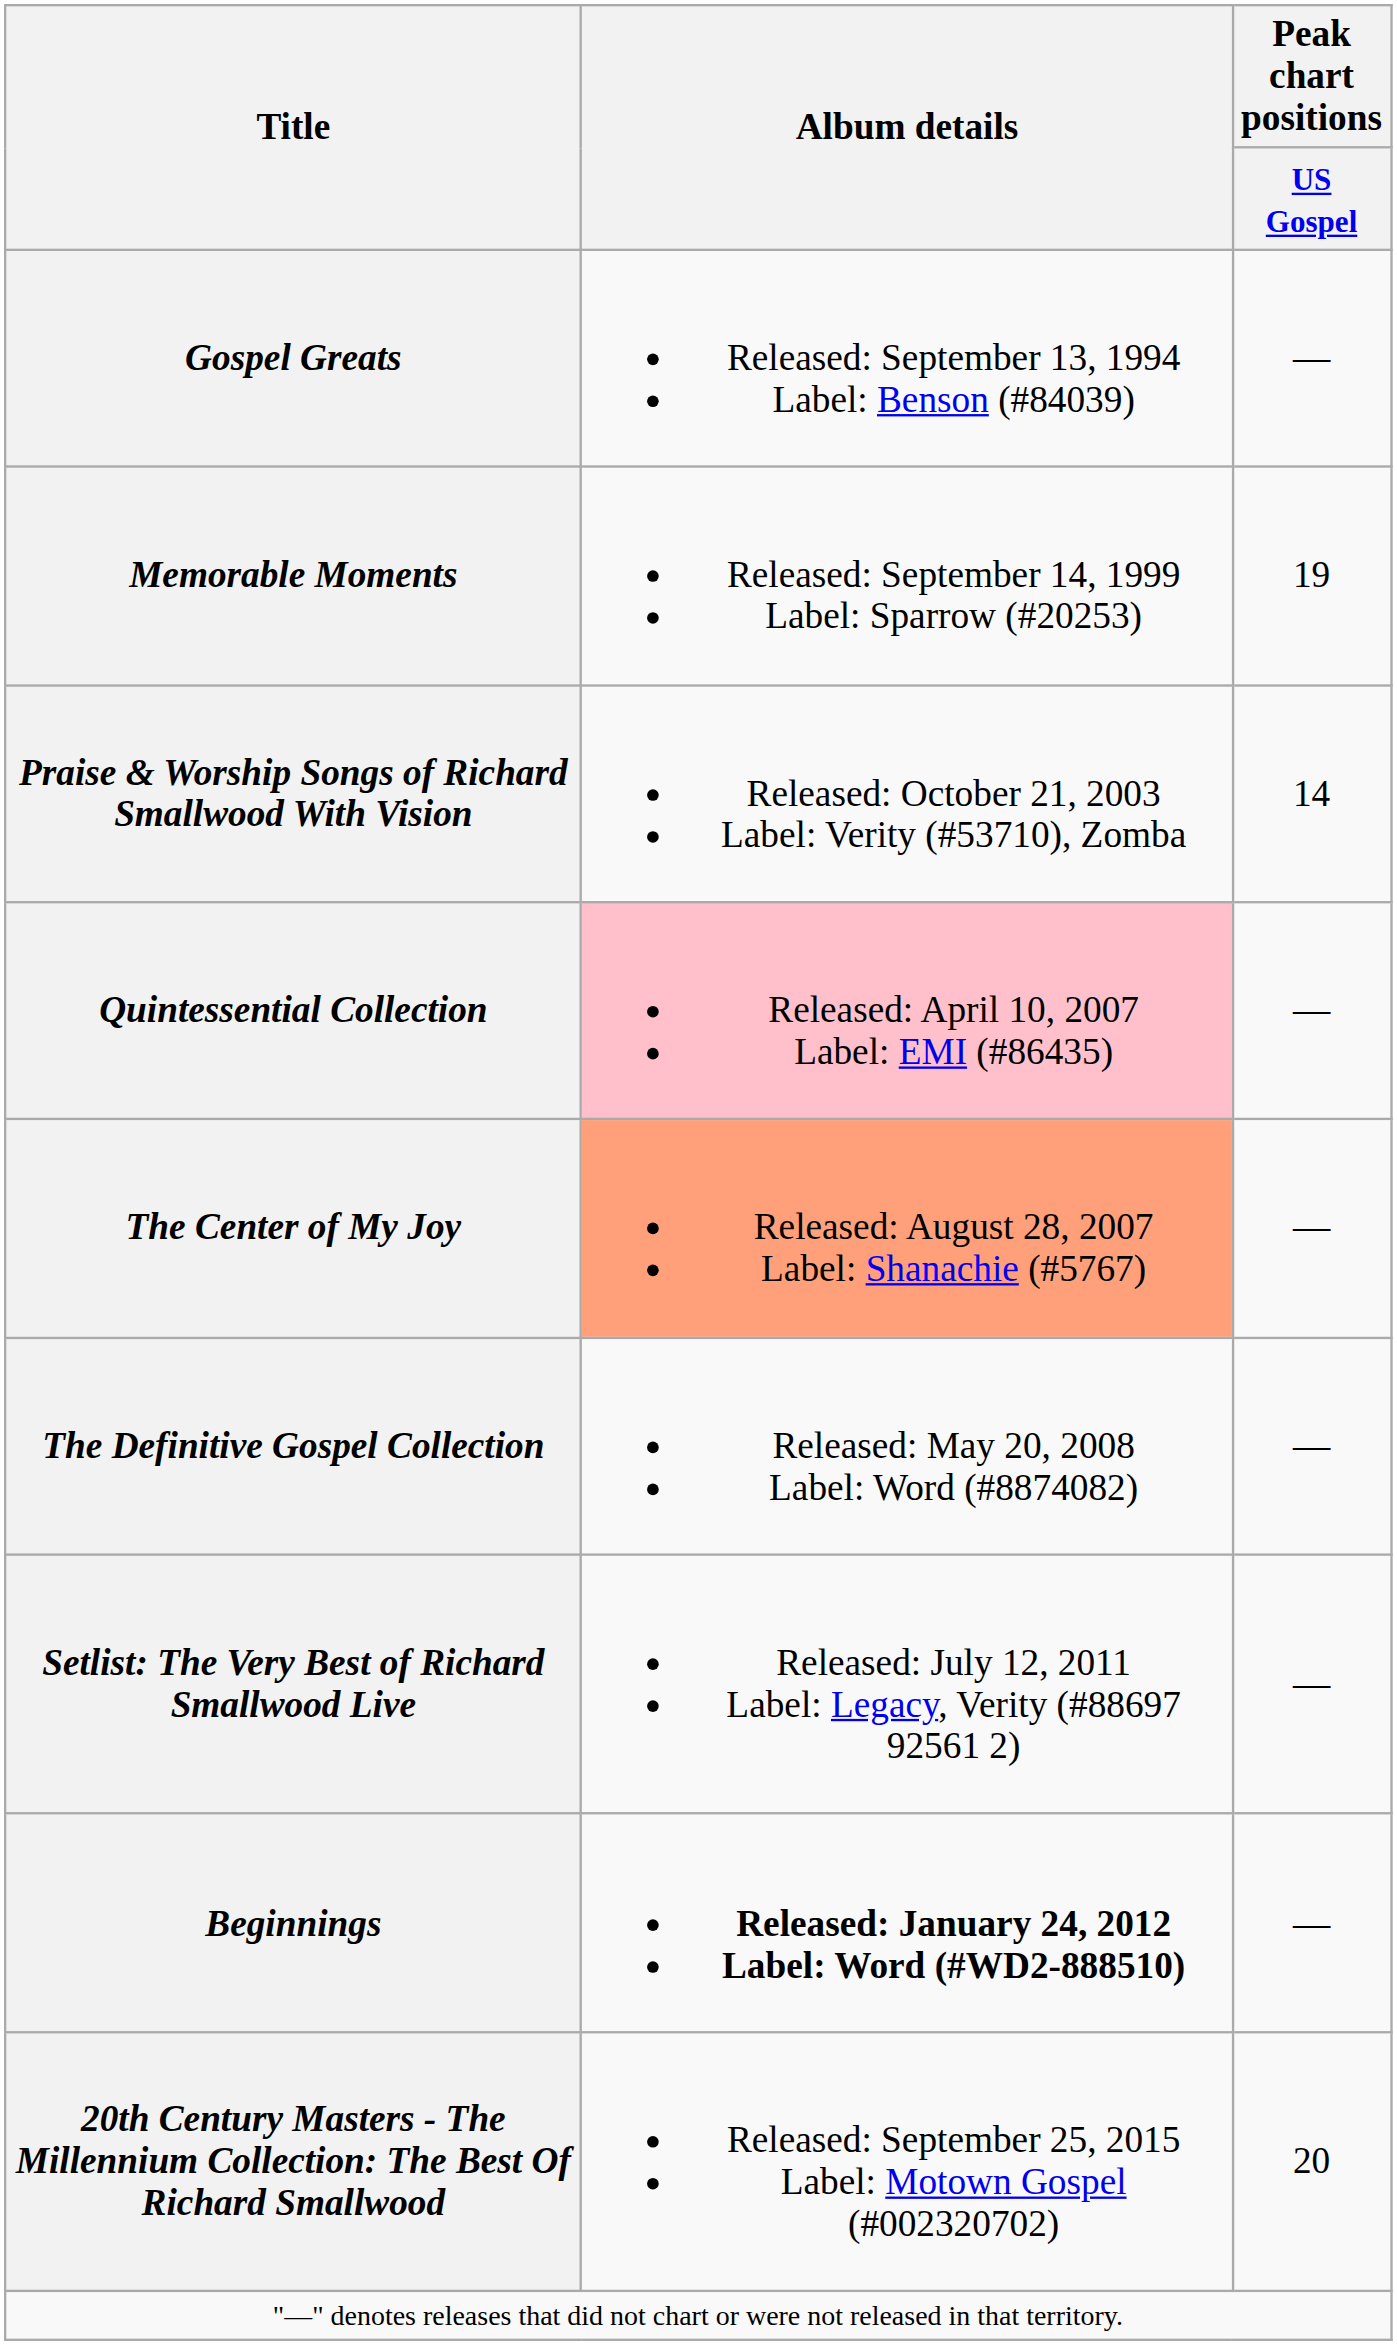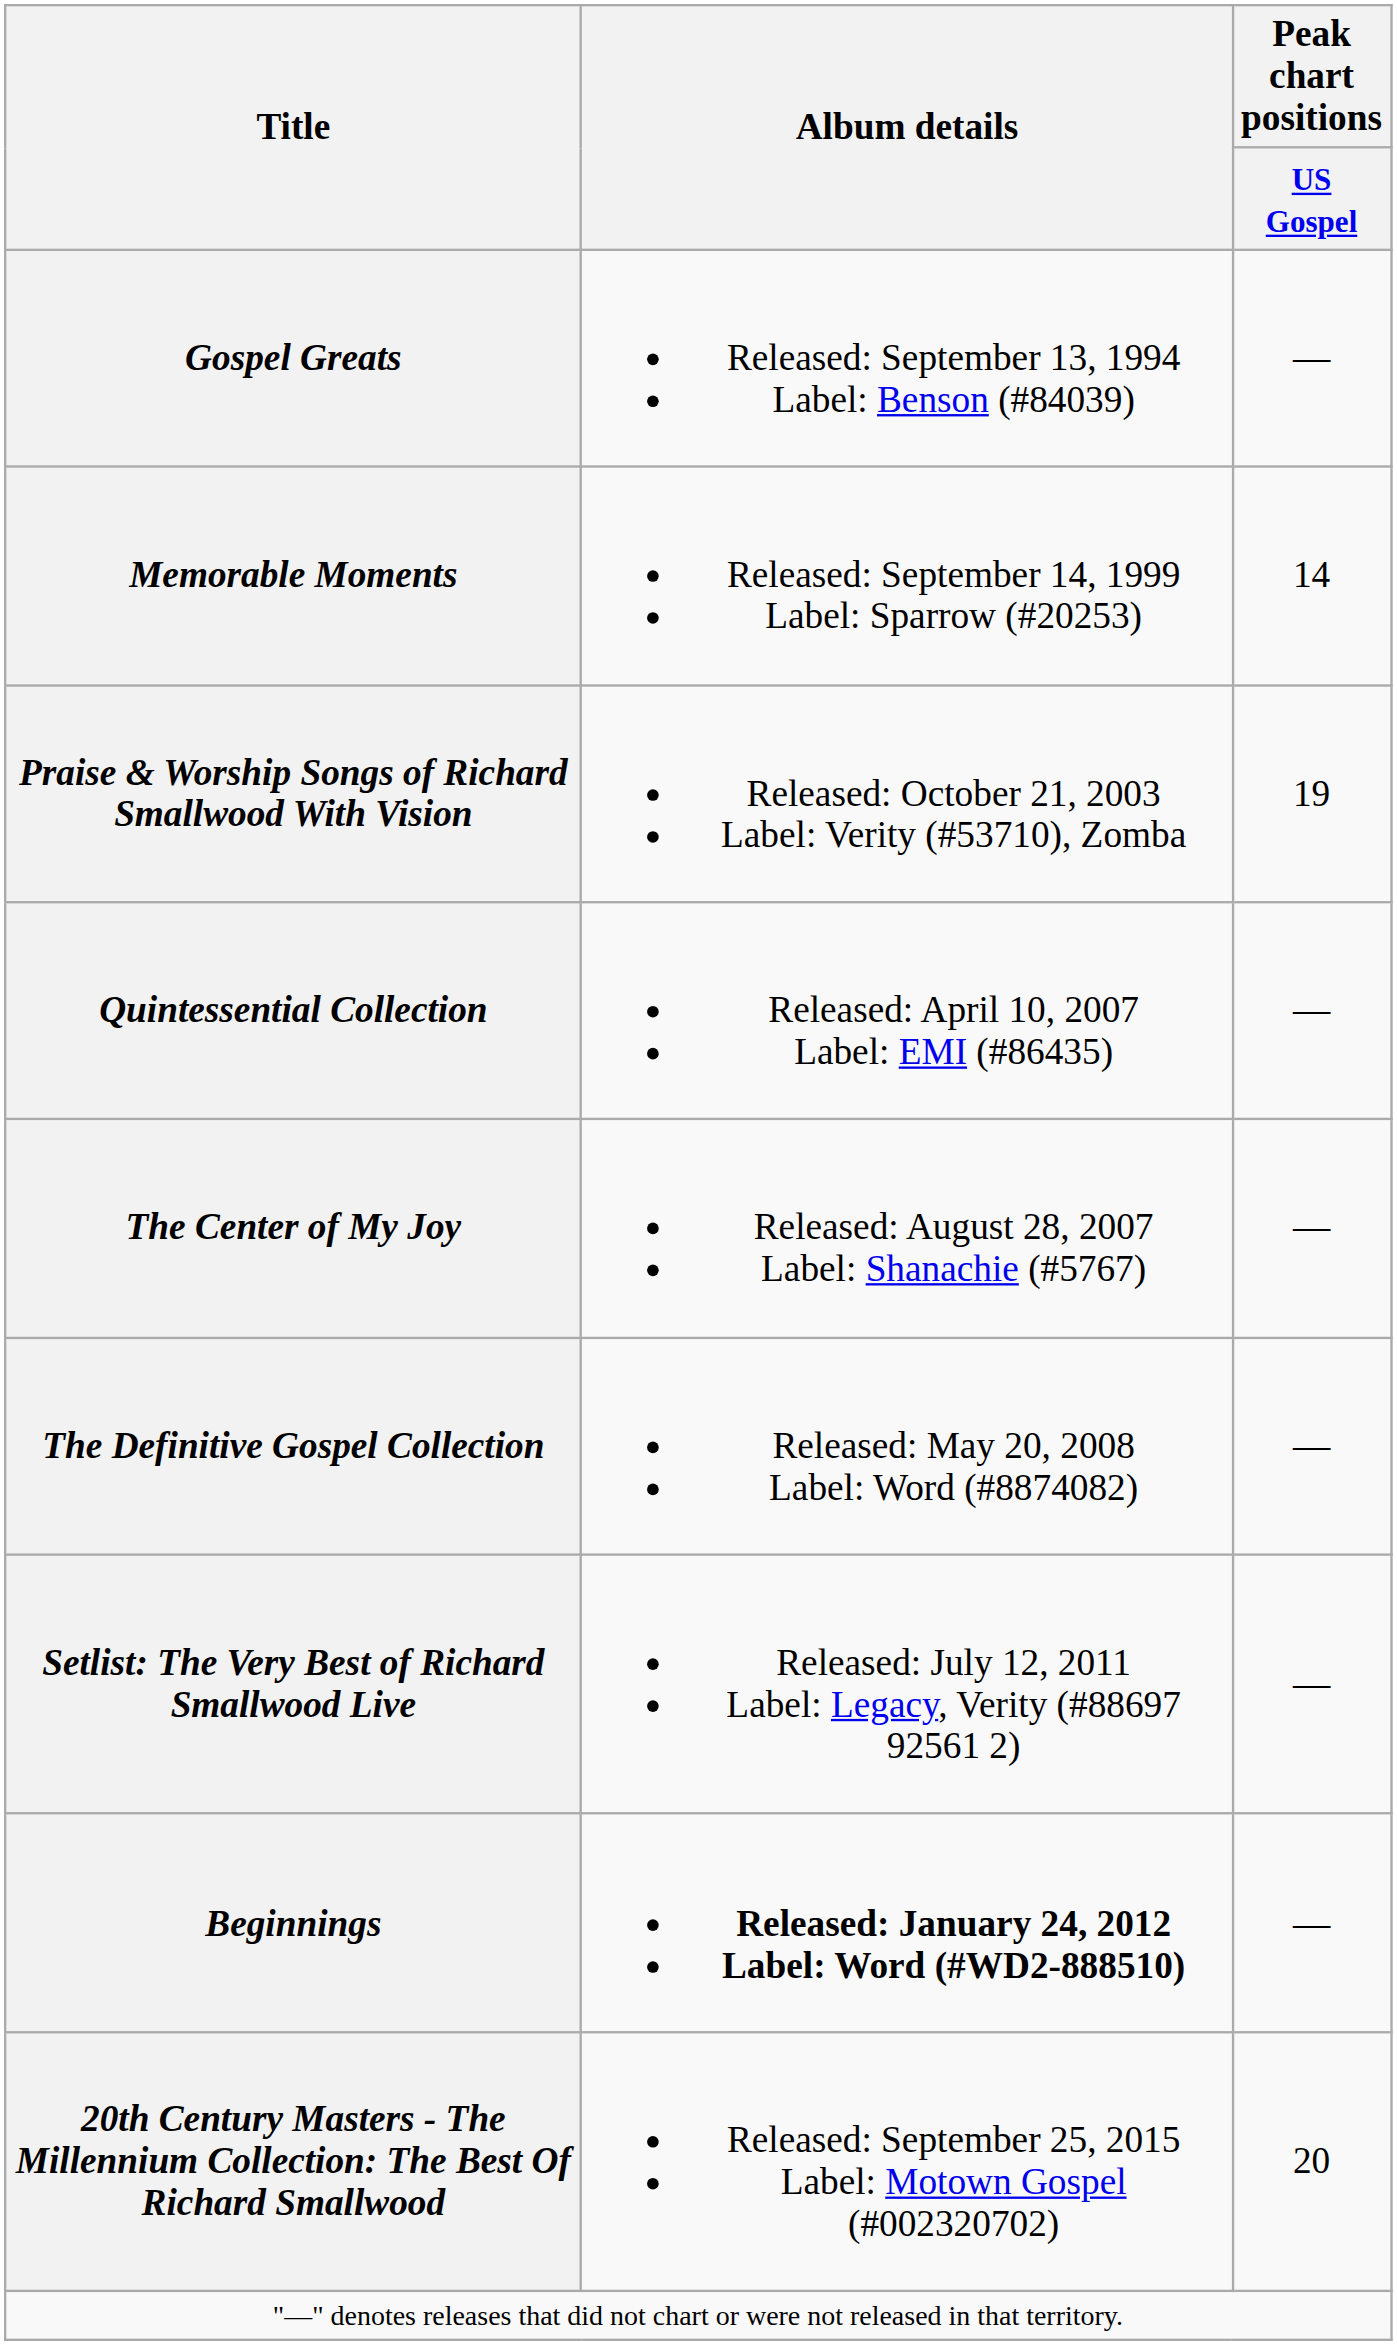(1312, 574) 19 -> (1312, 574) 14
(1312, 792) 14 -> (1312, 792) 19
(907, 1032) pink background -> (907, 1032) no background
(907, 1249) lightsalmon background -> (907, 1249) no background
